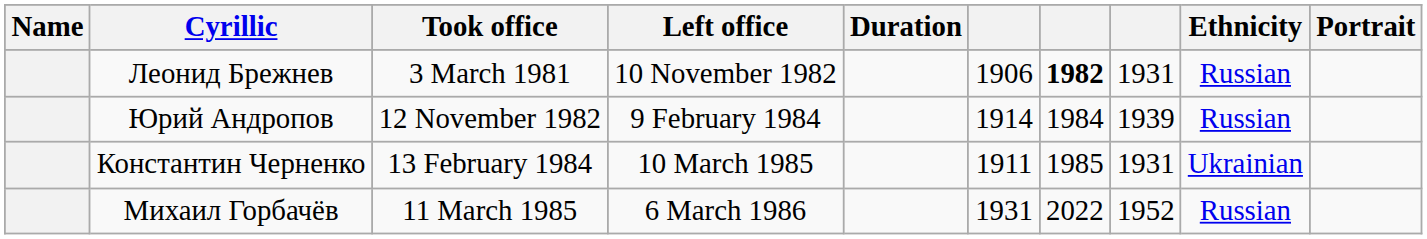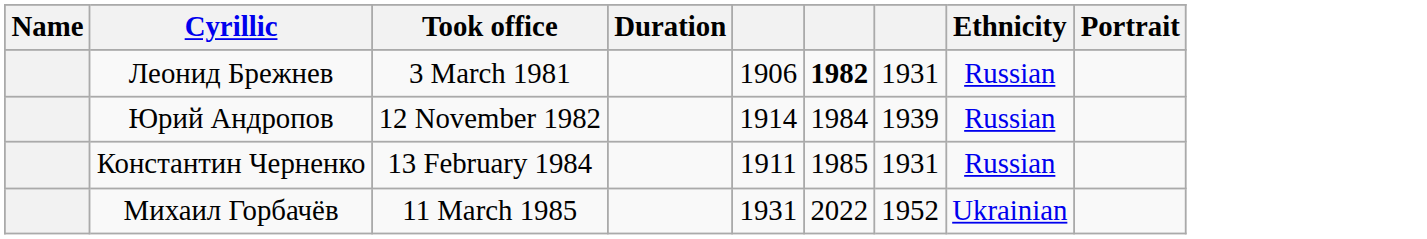- column: (725, 27)
(1245, 164) Ukrainian -> (1010, 164) Russian
(1245, 210) Russian -> (1010, 210) Ukrainian
